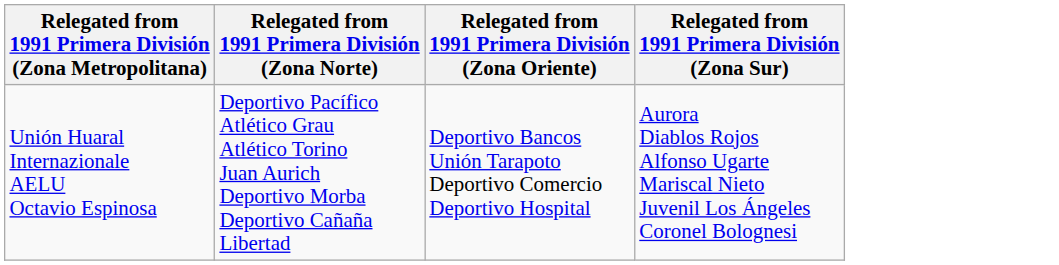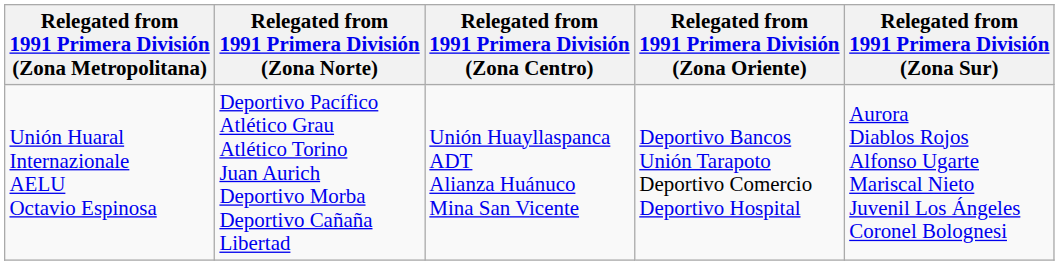+ column: (529, 44)
